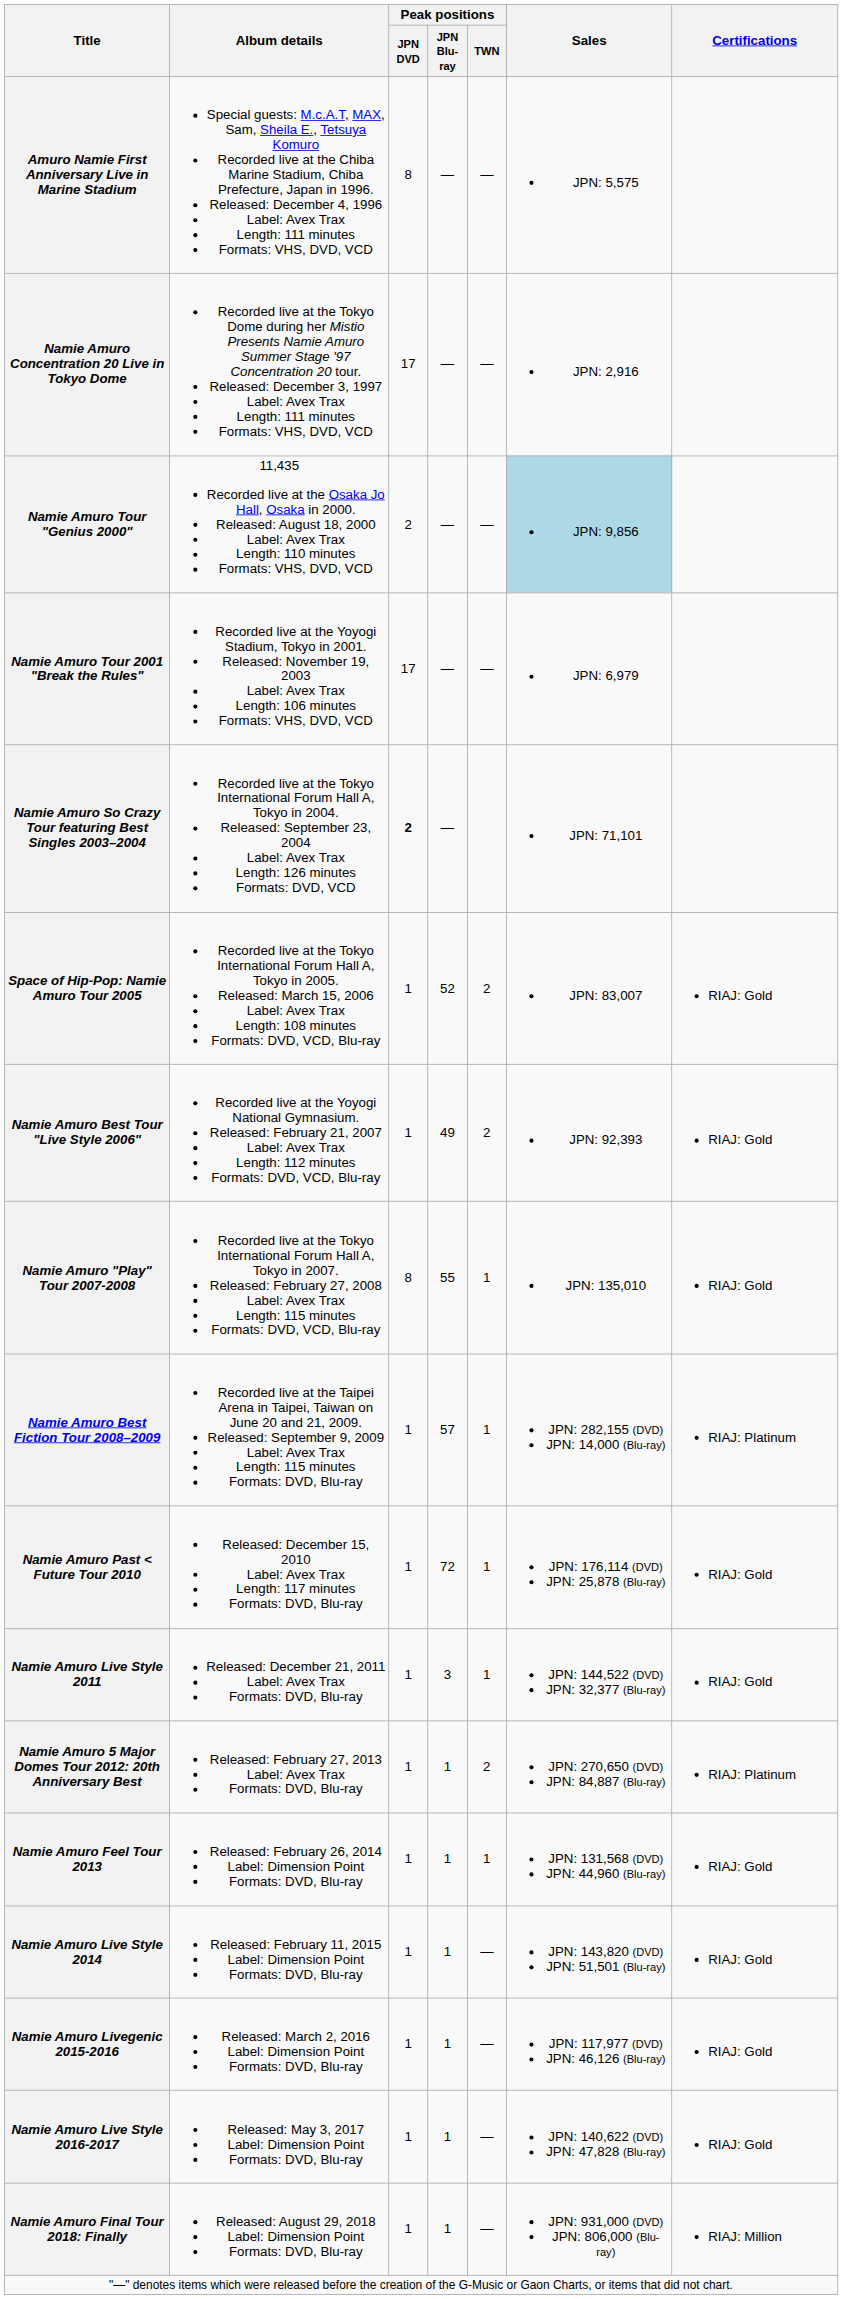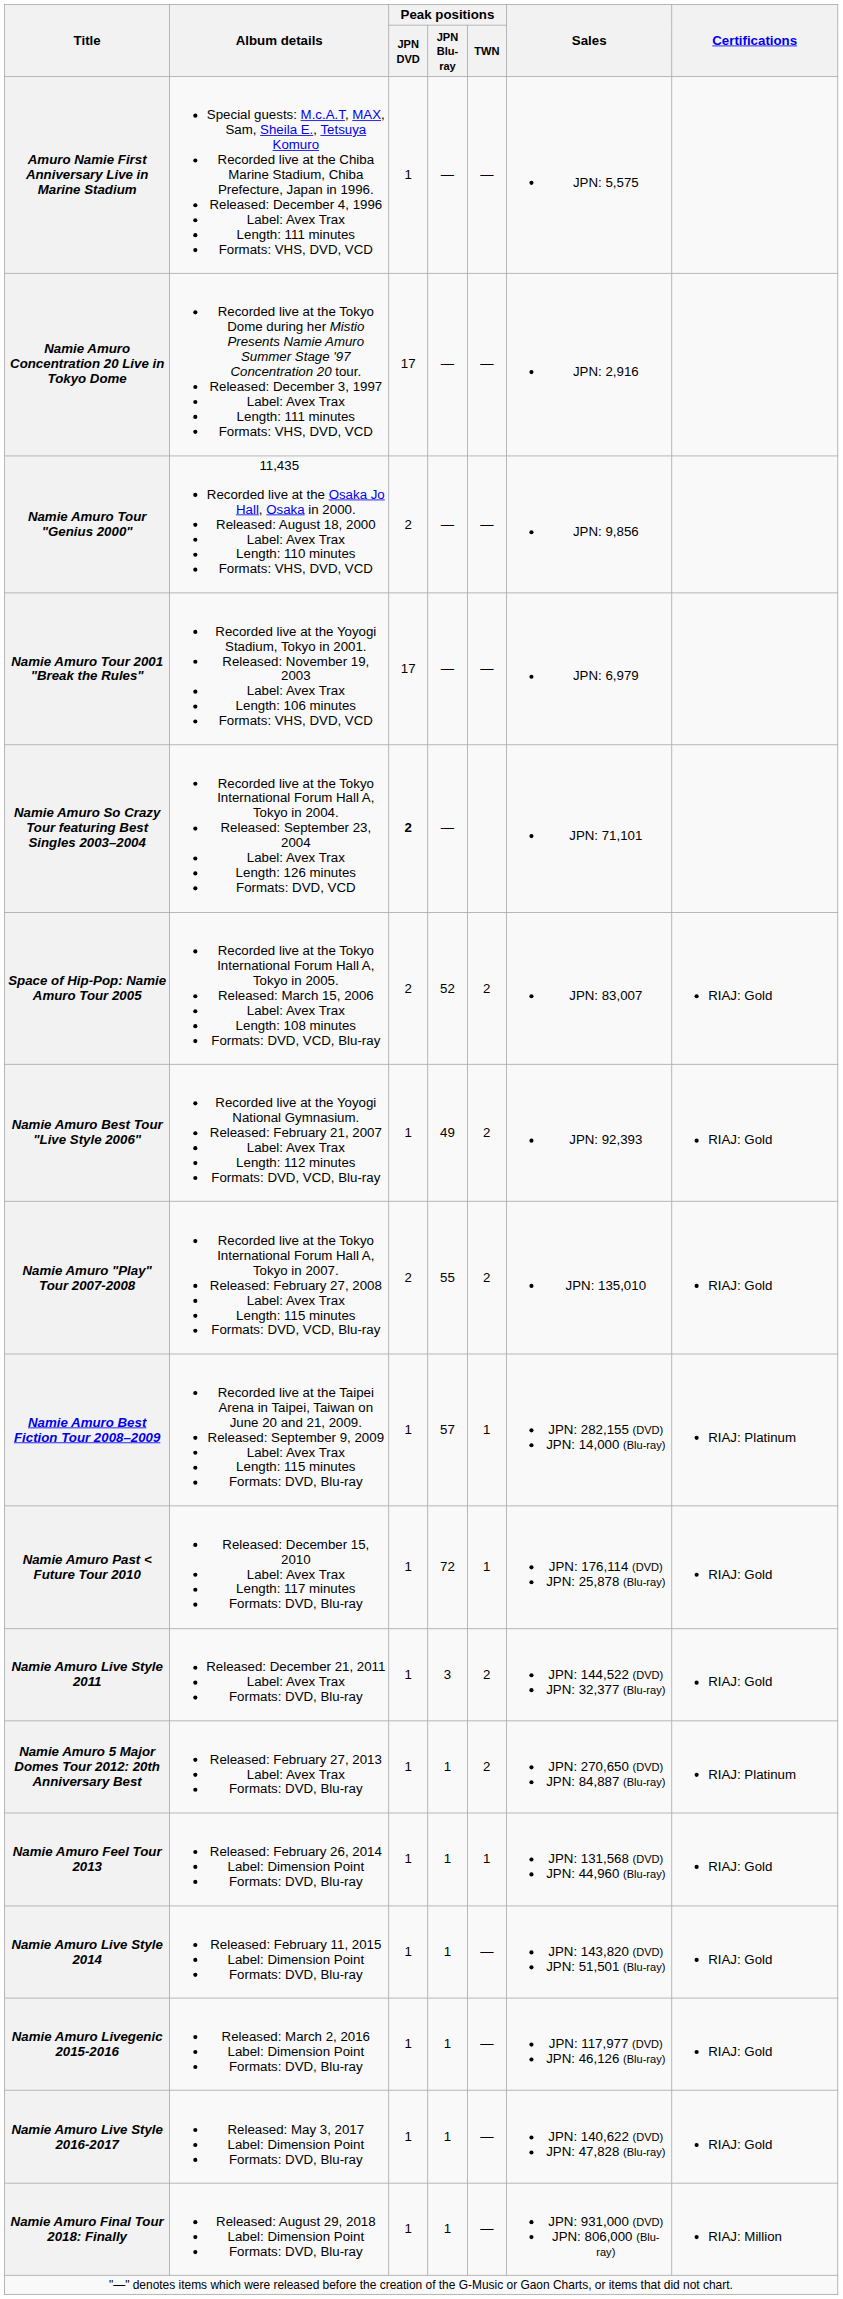(408, 175) 8 -> (408, 175) 1
(589, 532) lightblue background -> (589, 532) no background
(408, 988) 1 -> (408, 988) 2
(408, 1277) 8 -> (408, 1277) 2
(487, 1277) 1 -> (487, 1277) 2
(487, 1674) 1 -> (487, 1674) 2
